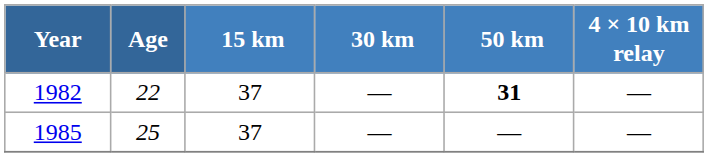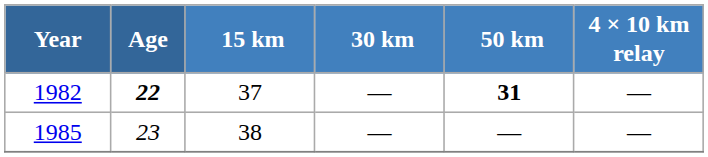(148, 92) normal -> (148, 92) bold
(148, 132) 25 -> (148, 132) 23
(250, 132) 37 -> (250, 132) 38
